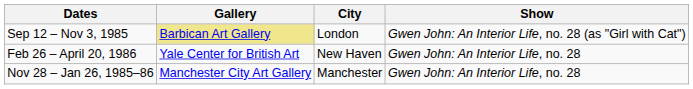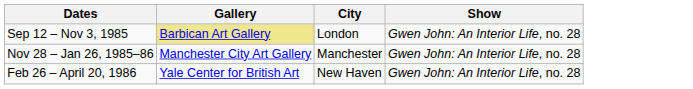(537, 34) Gwen John: An Interior Life, no. 28 (as "Girl with Cat") -> (484, 34) Gwen John: An Interior Life, no. 28
rows swapped: (80, 73) <-> (72, 53)
